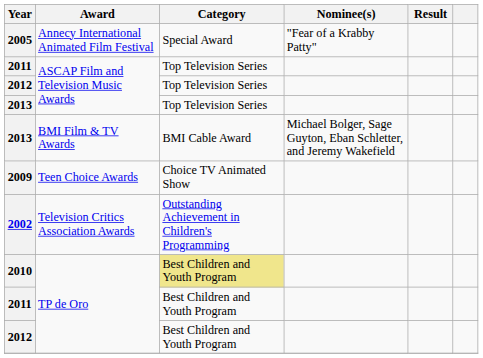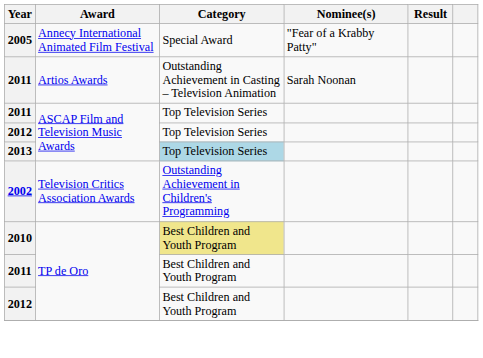+ row: (20, 80)
(215, 104) no background -> (215, 151) lightblue background
- row: (20, 137)
- row: (20, 177)
